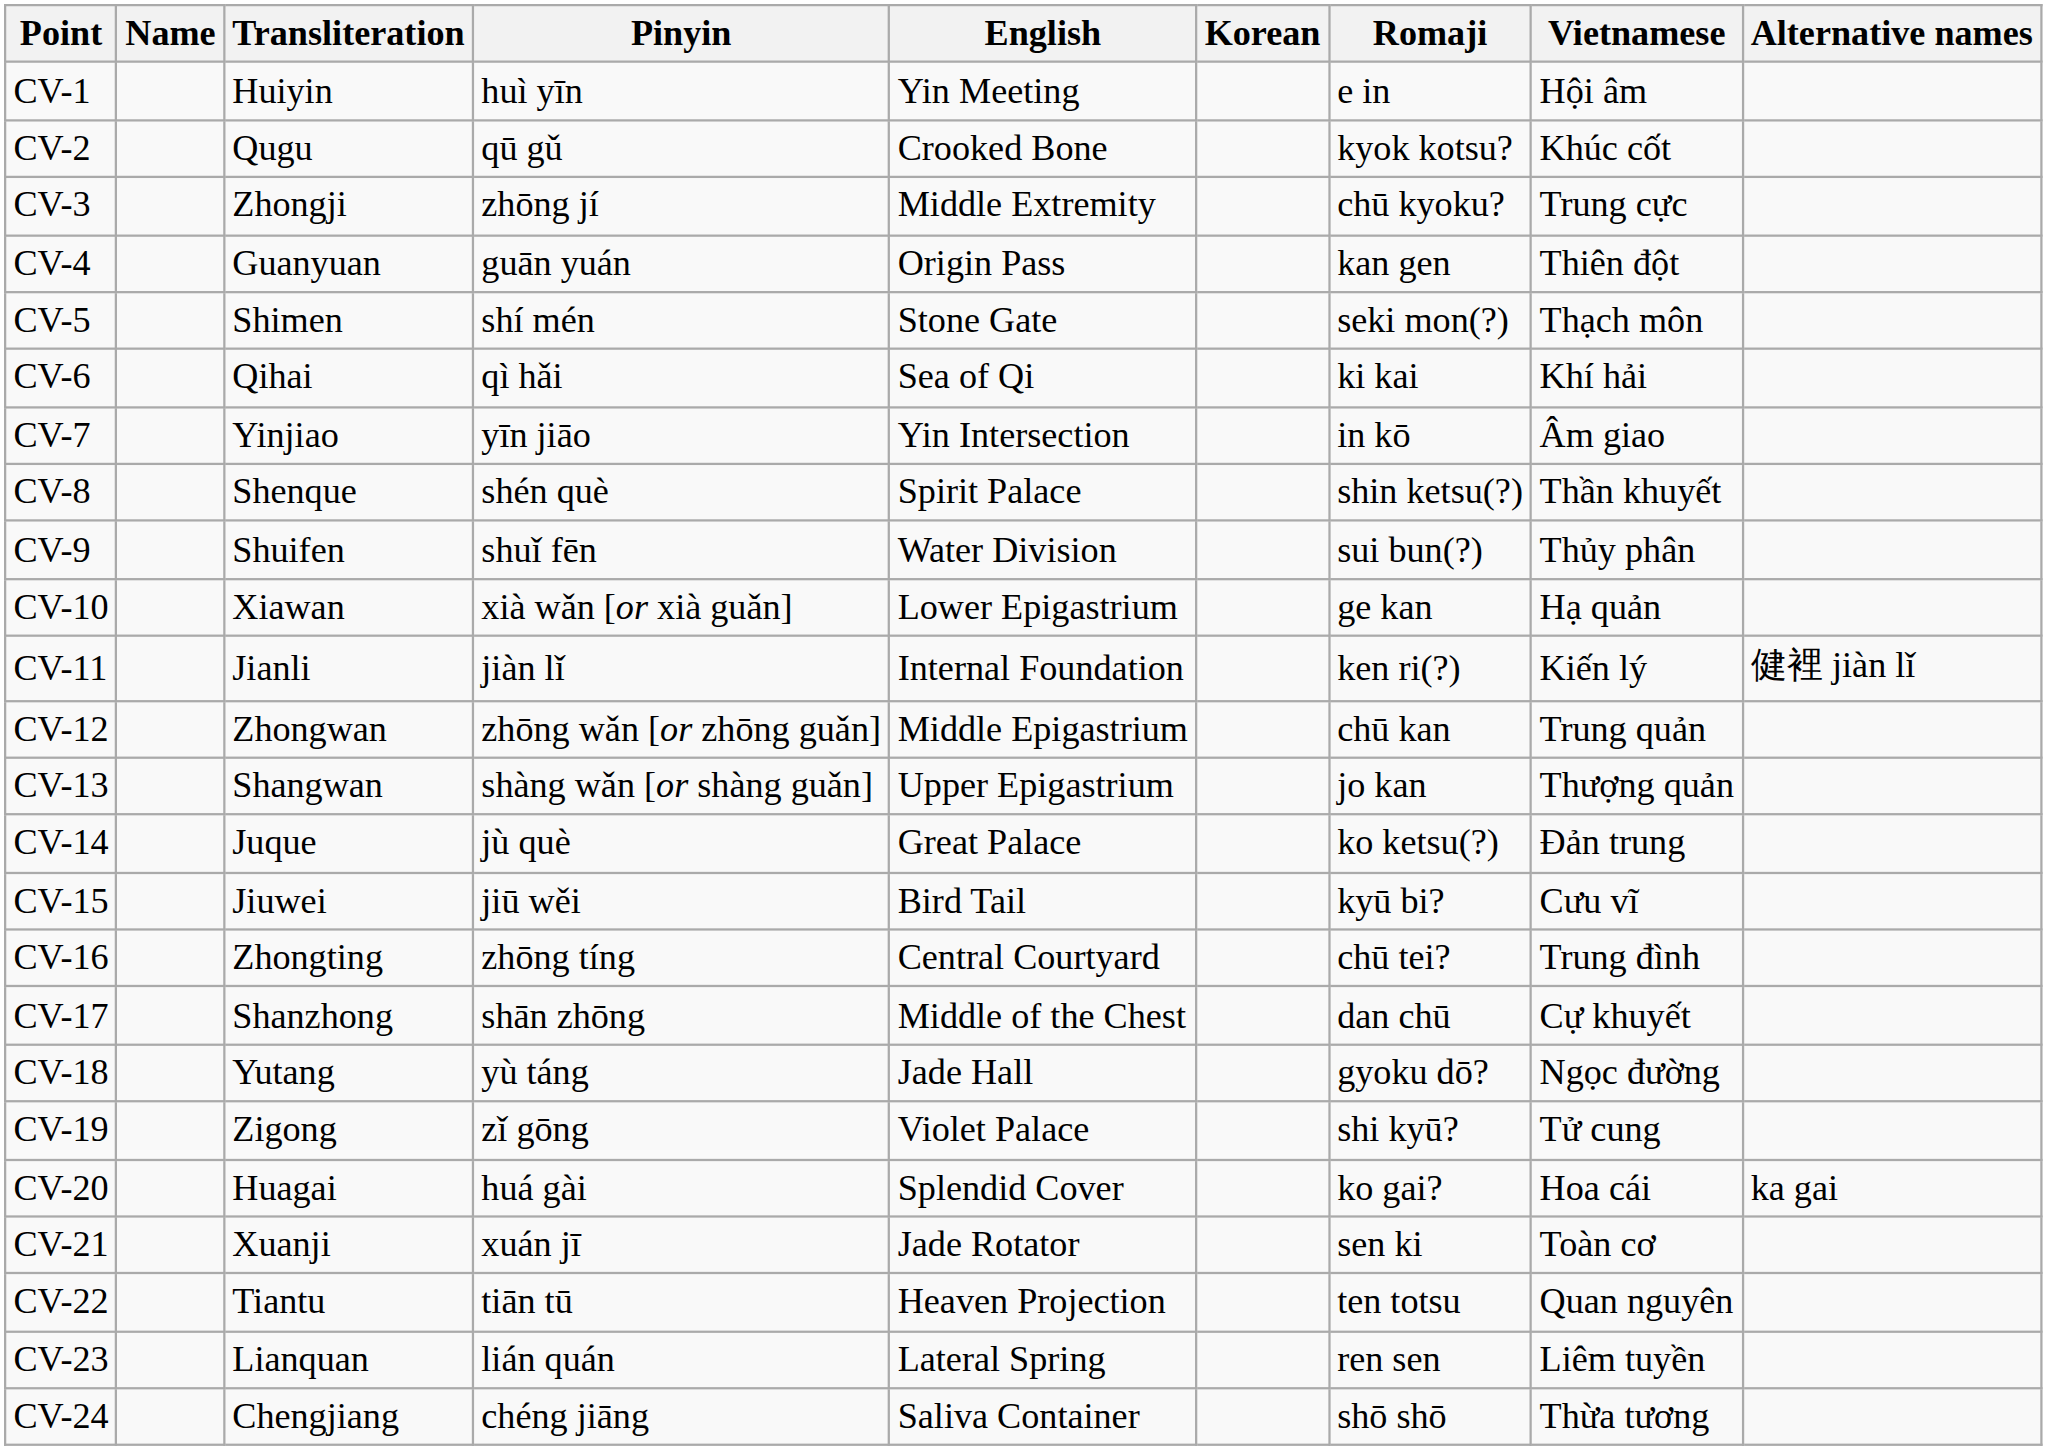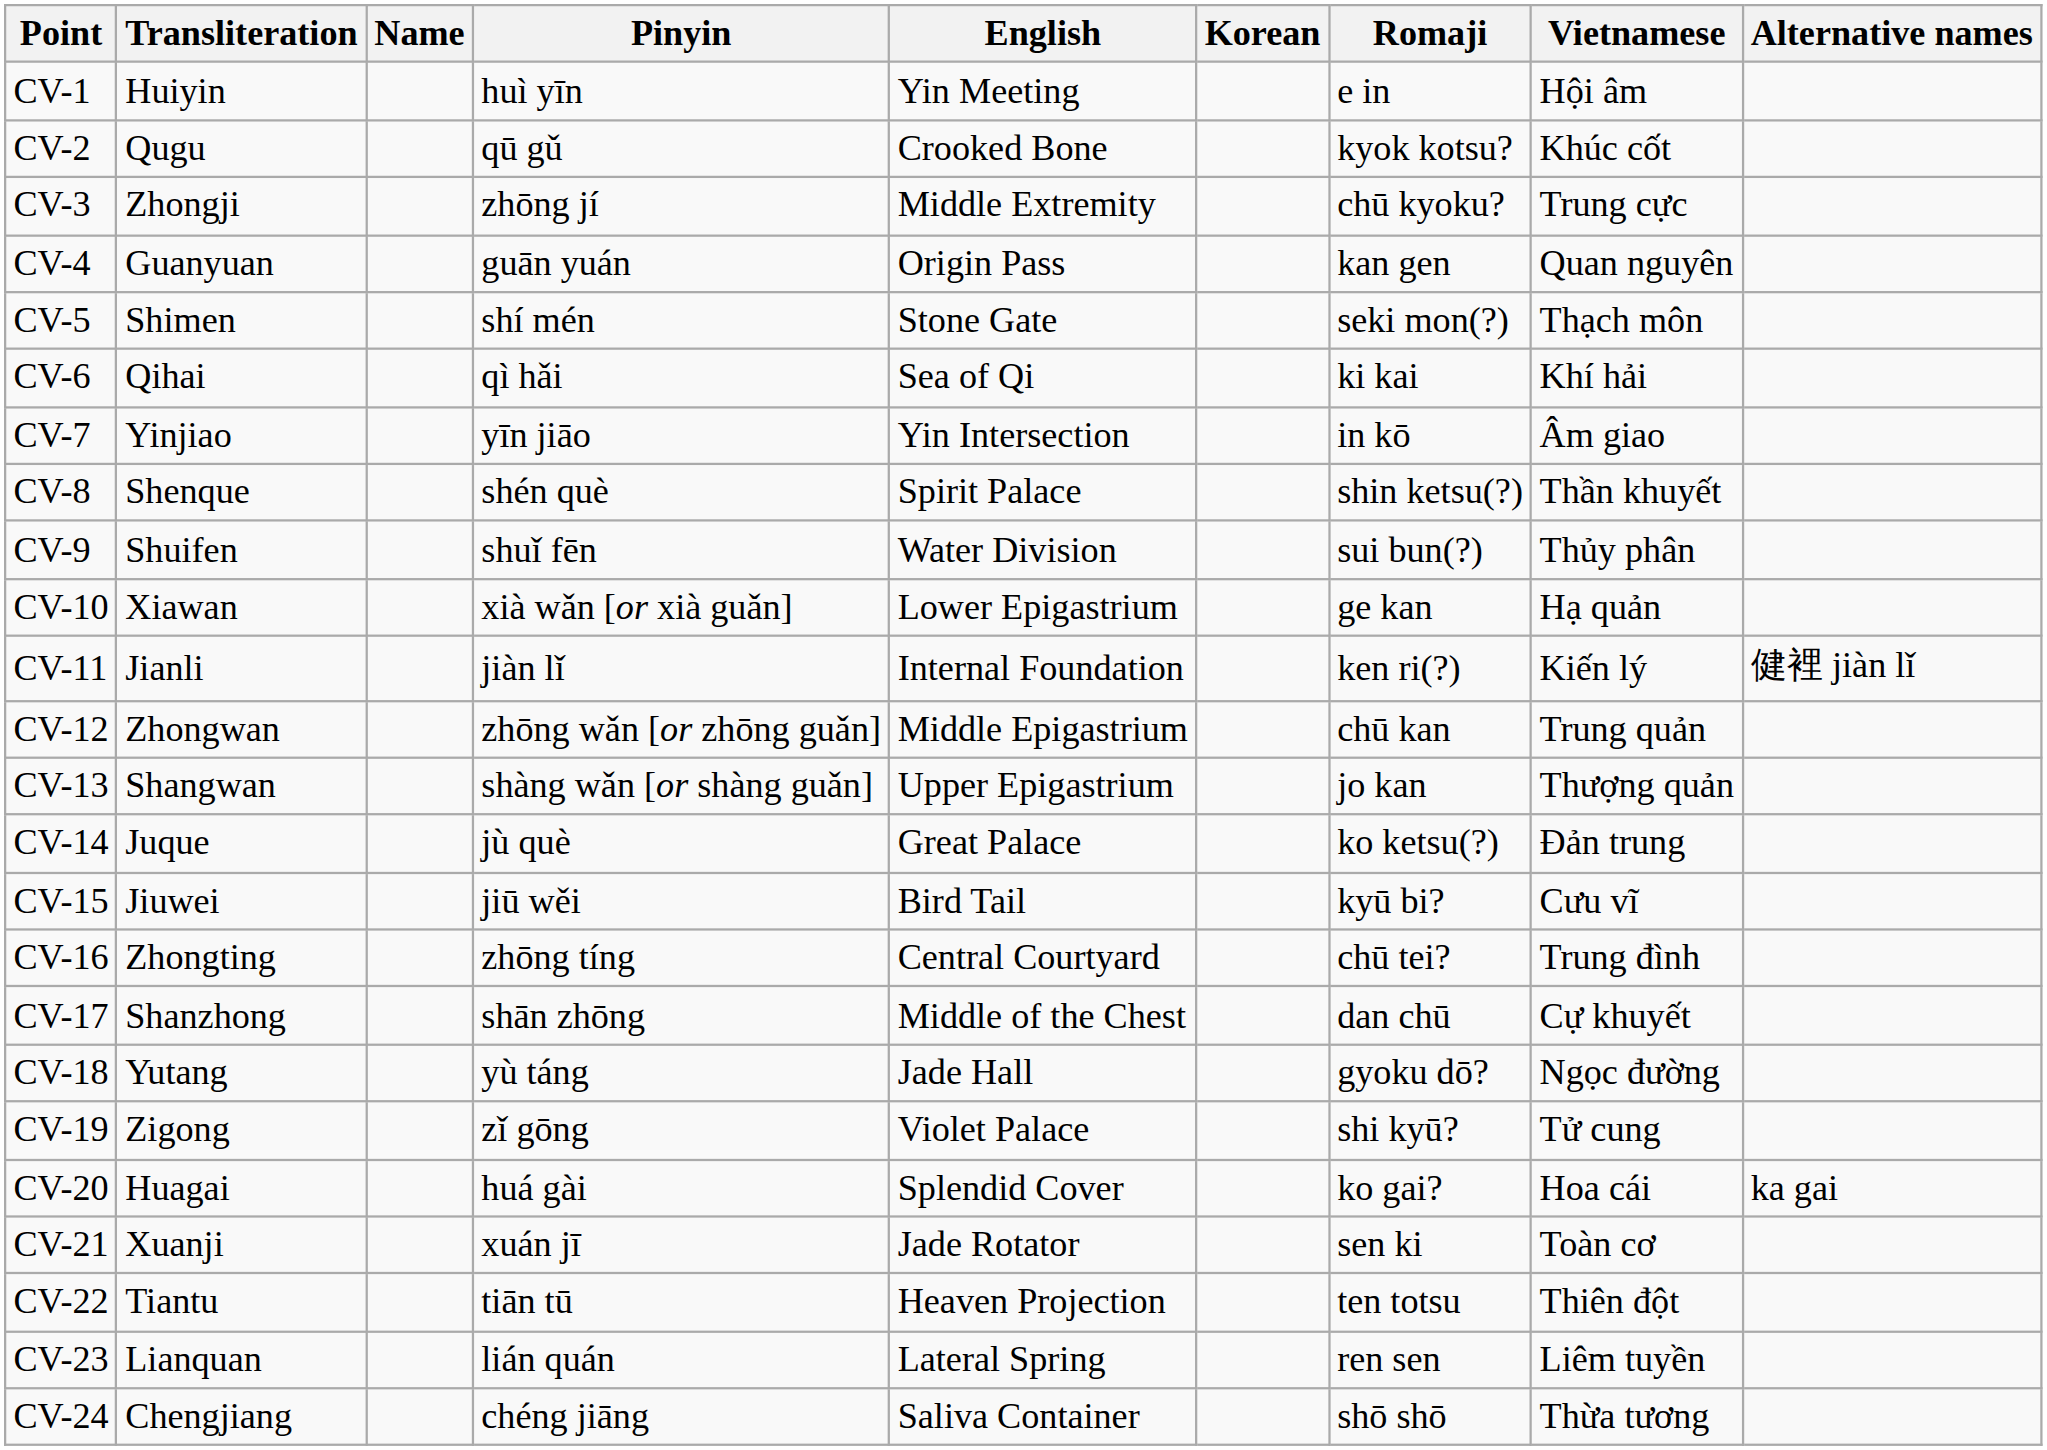columns swapped: (170, 33) <-> (348, 33)
(1609, 262) Thiên đột -> (1637, 262) Quan nguyên
(1637, 1301) Quan nguyên -> (1609, 1301) Thiên đột
